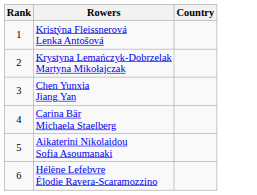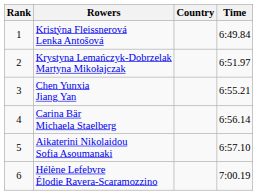+ column: (235, 12)
